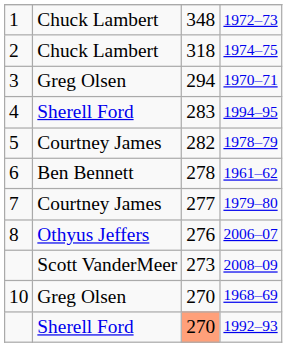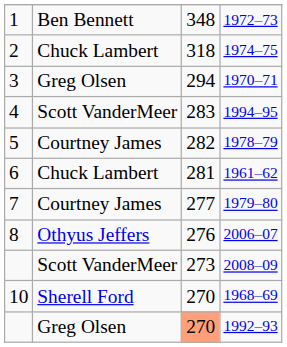(98, 19) Chuck Lambert -> (85, 19) Ben Bennett
(85, 111) Sherell Ford -> (107, 111) Scott VanderMeer
(85, 173) Ben Bennett -> (98, 173) Chuck Lambert
(201, 173) 278 -> (201, 173) 281
(82, 296) Greg Olsen -> (85, 296) Sherell Ford
(85, 326) Sherell Ford -> (82, 326) Greg Olsen
